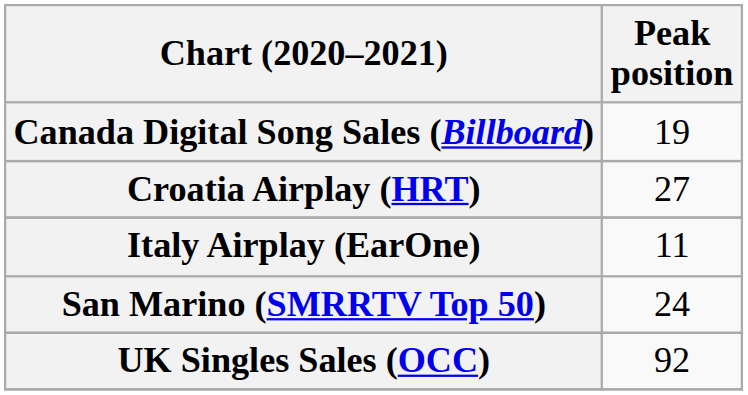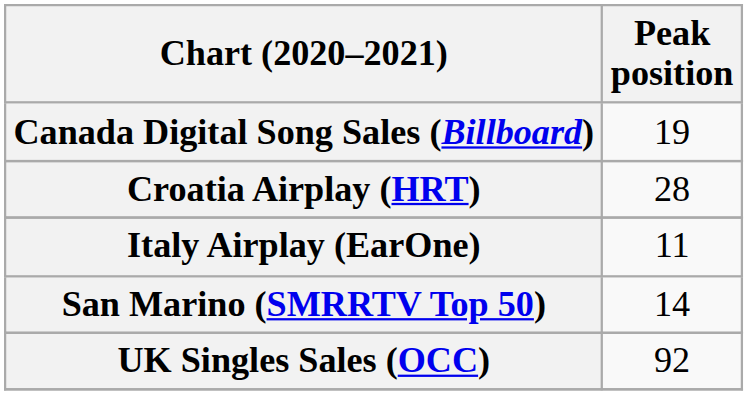(672, 188) 27 -> (672, 188) 28
(672, 303) 24 -> (672, 303) 14
